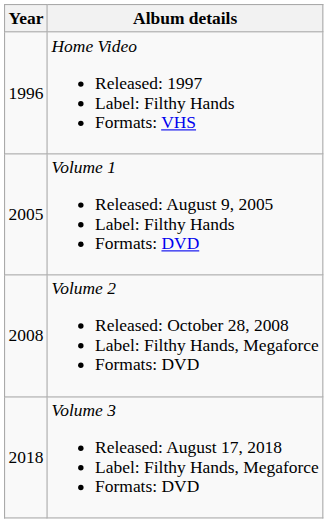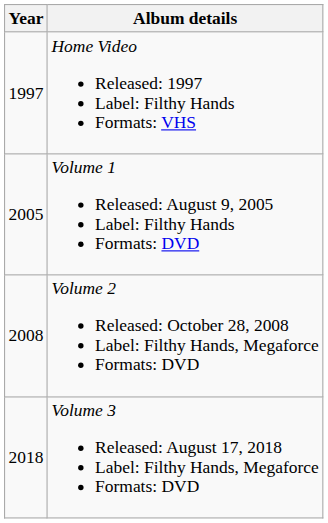(26, 92) 1996 -> (26, 92) 1997
